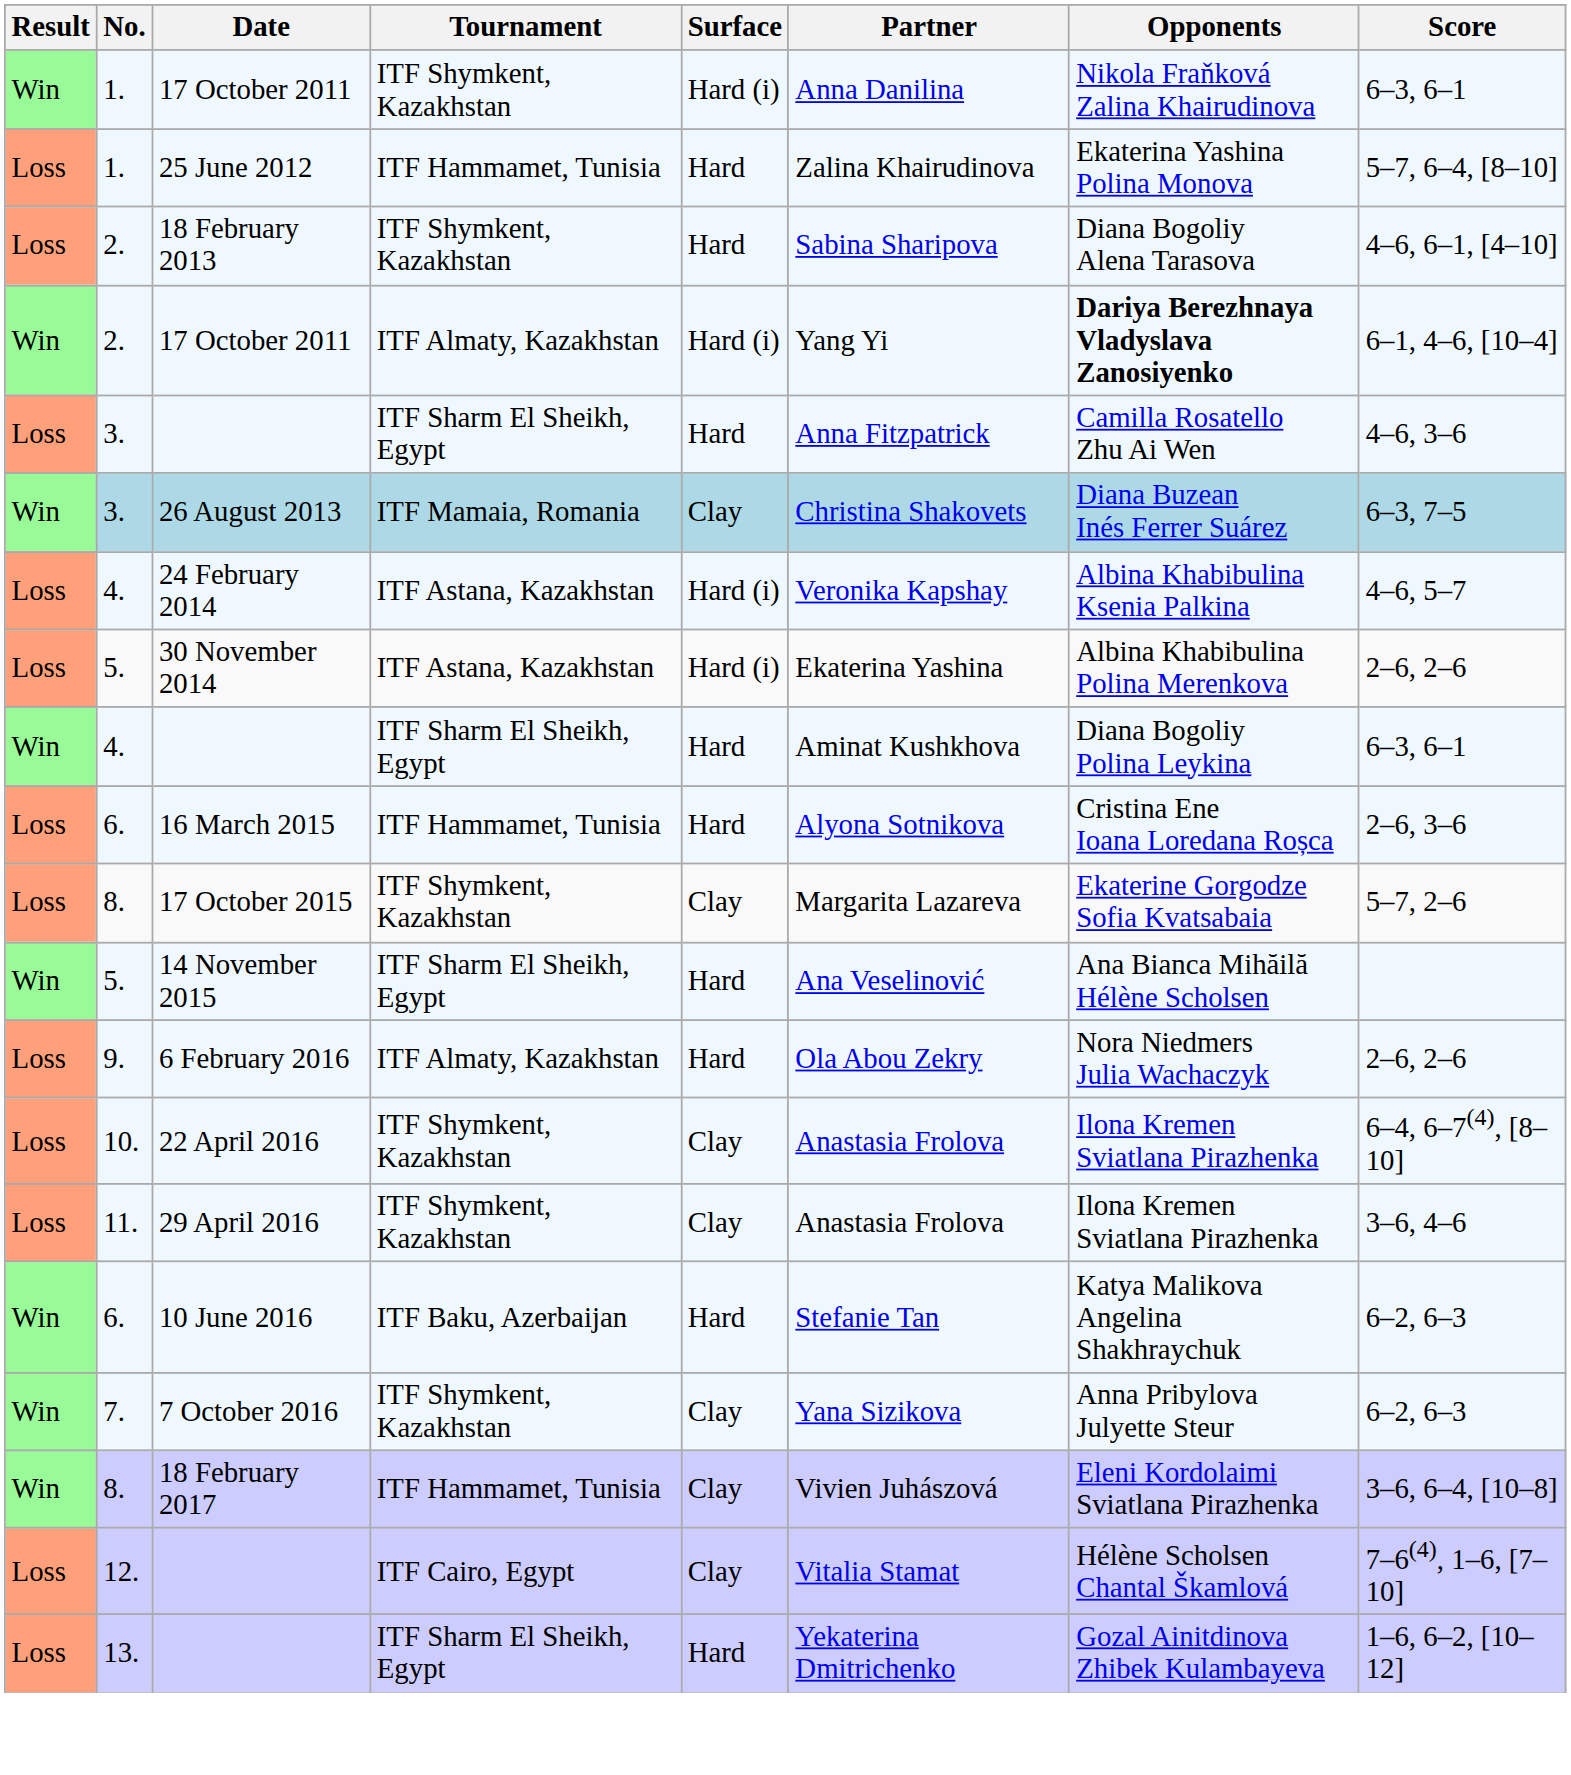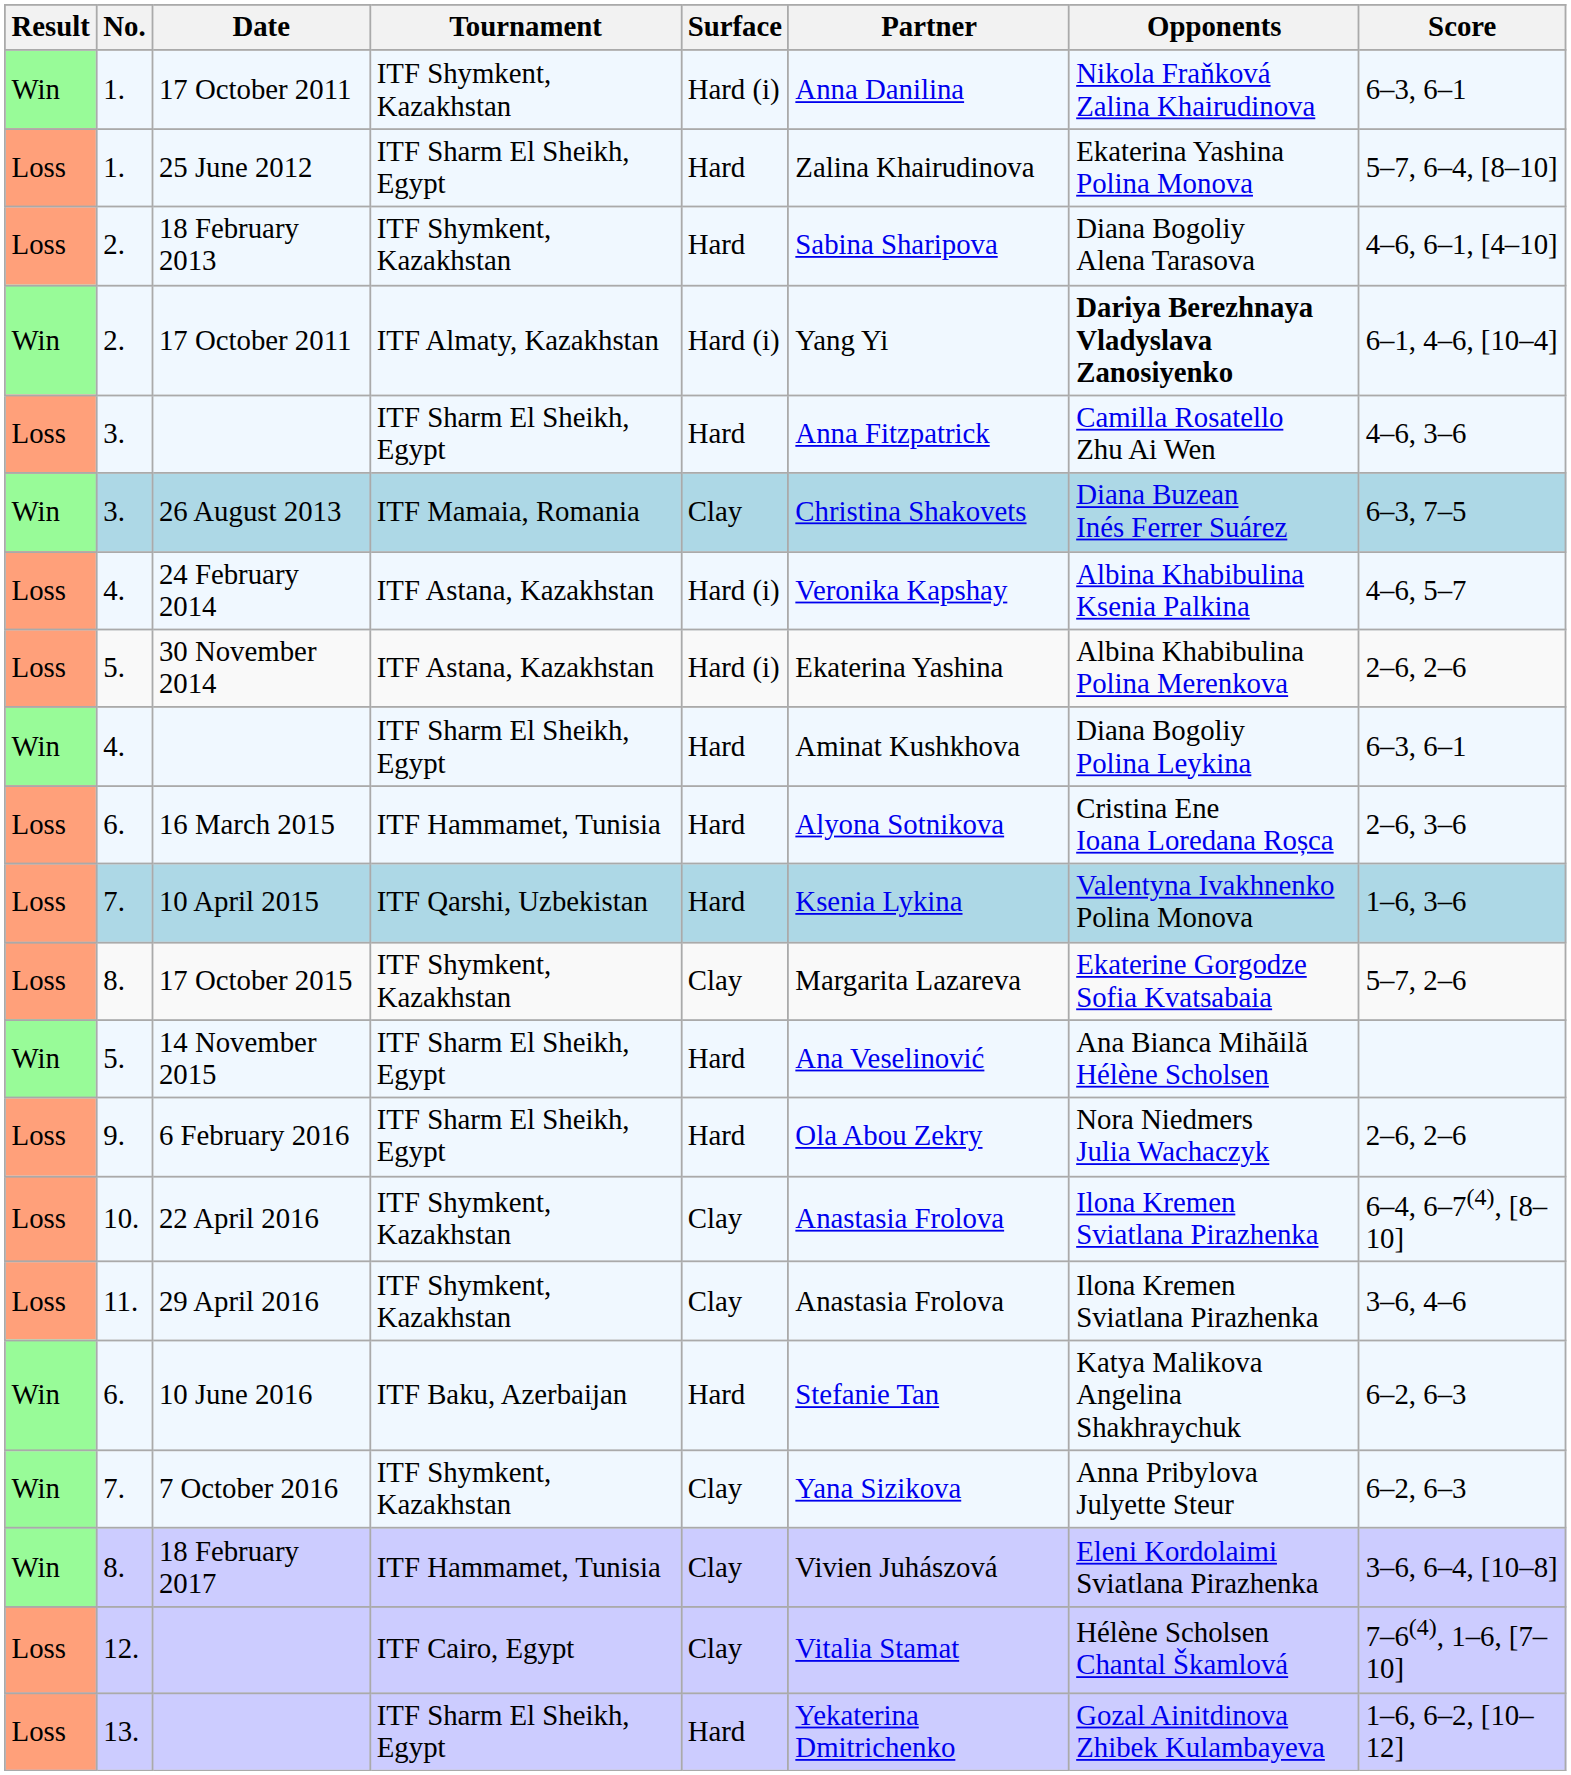(519, 167) ITF Hammamet, Tunisia -> (503, 167) ITF Sharm El Sheikh, Egypt
+ row: (114, 902)
(518, 1058) ITF Almaty, Kazakhstan -> (503, 1136) ITF Sharm El Sheikh, Egypt
